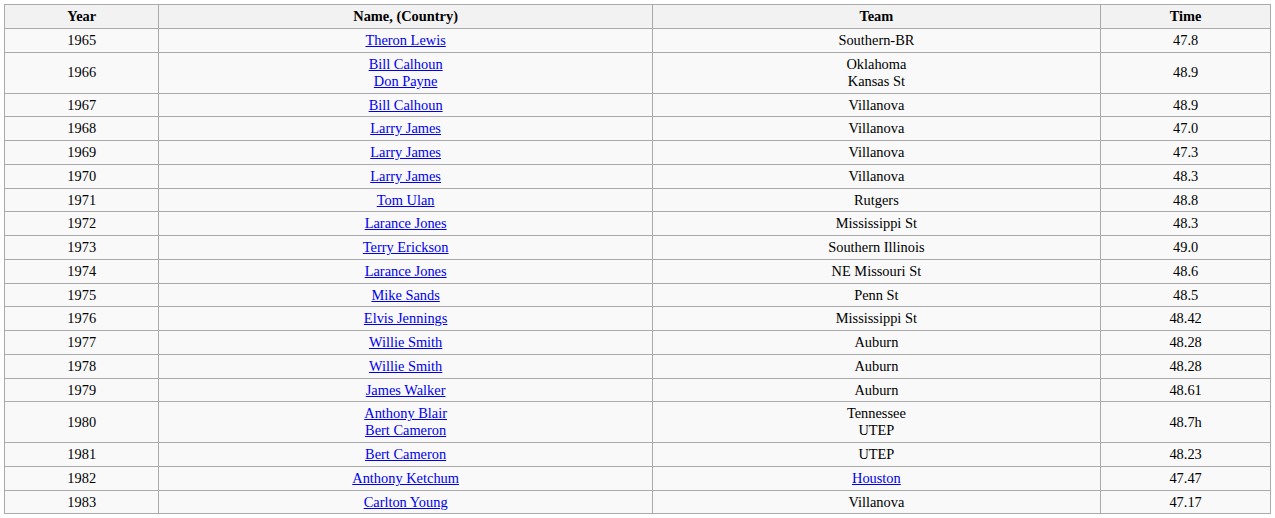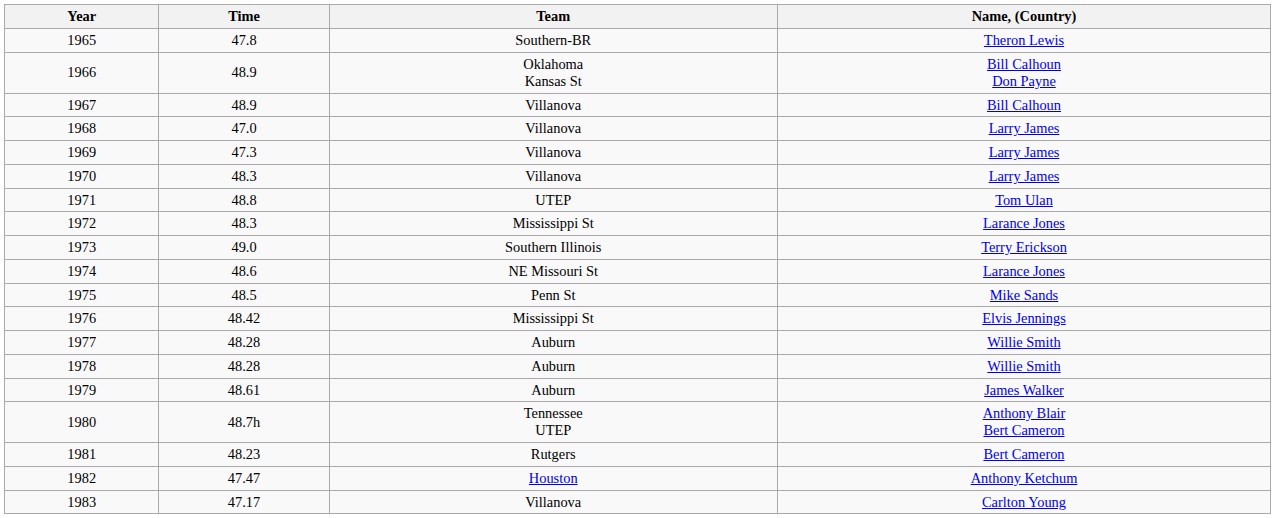columns swapped: (406, 16) <-> (1186, 16)
(876, 200) Rutgers -> (553, 200) UTEP
(876, 454) UTEP -> (553, 454) Rutgers
